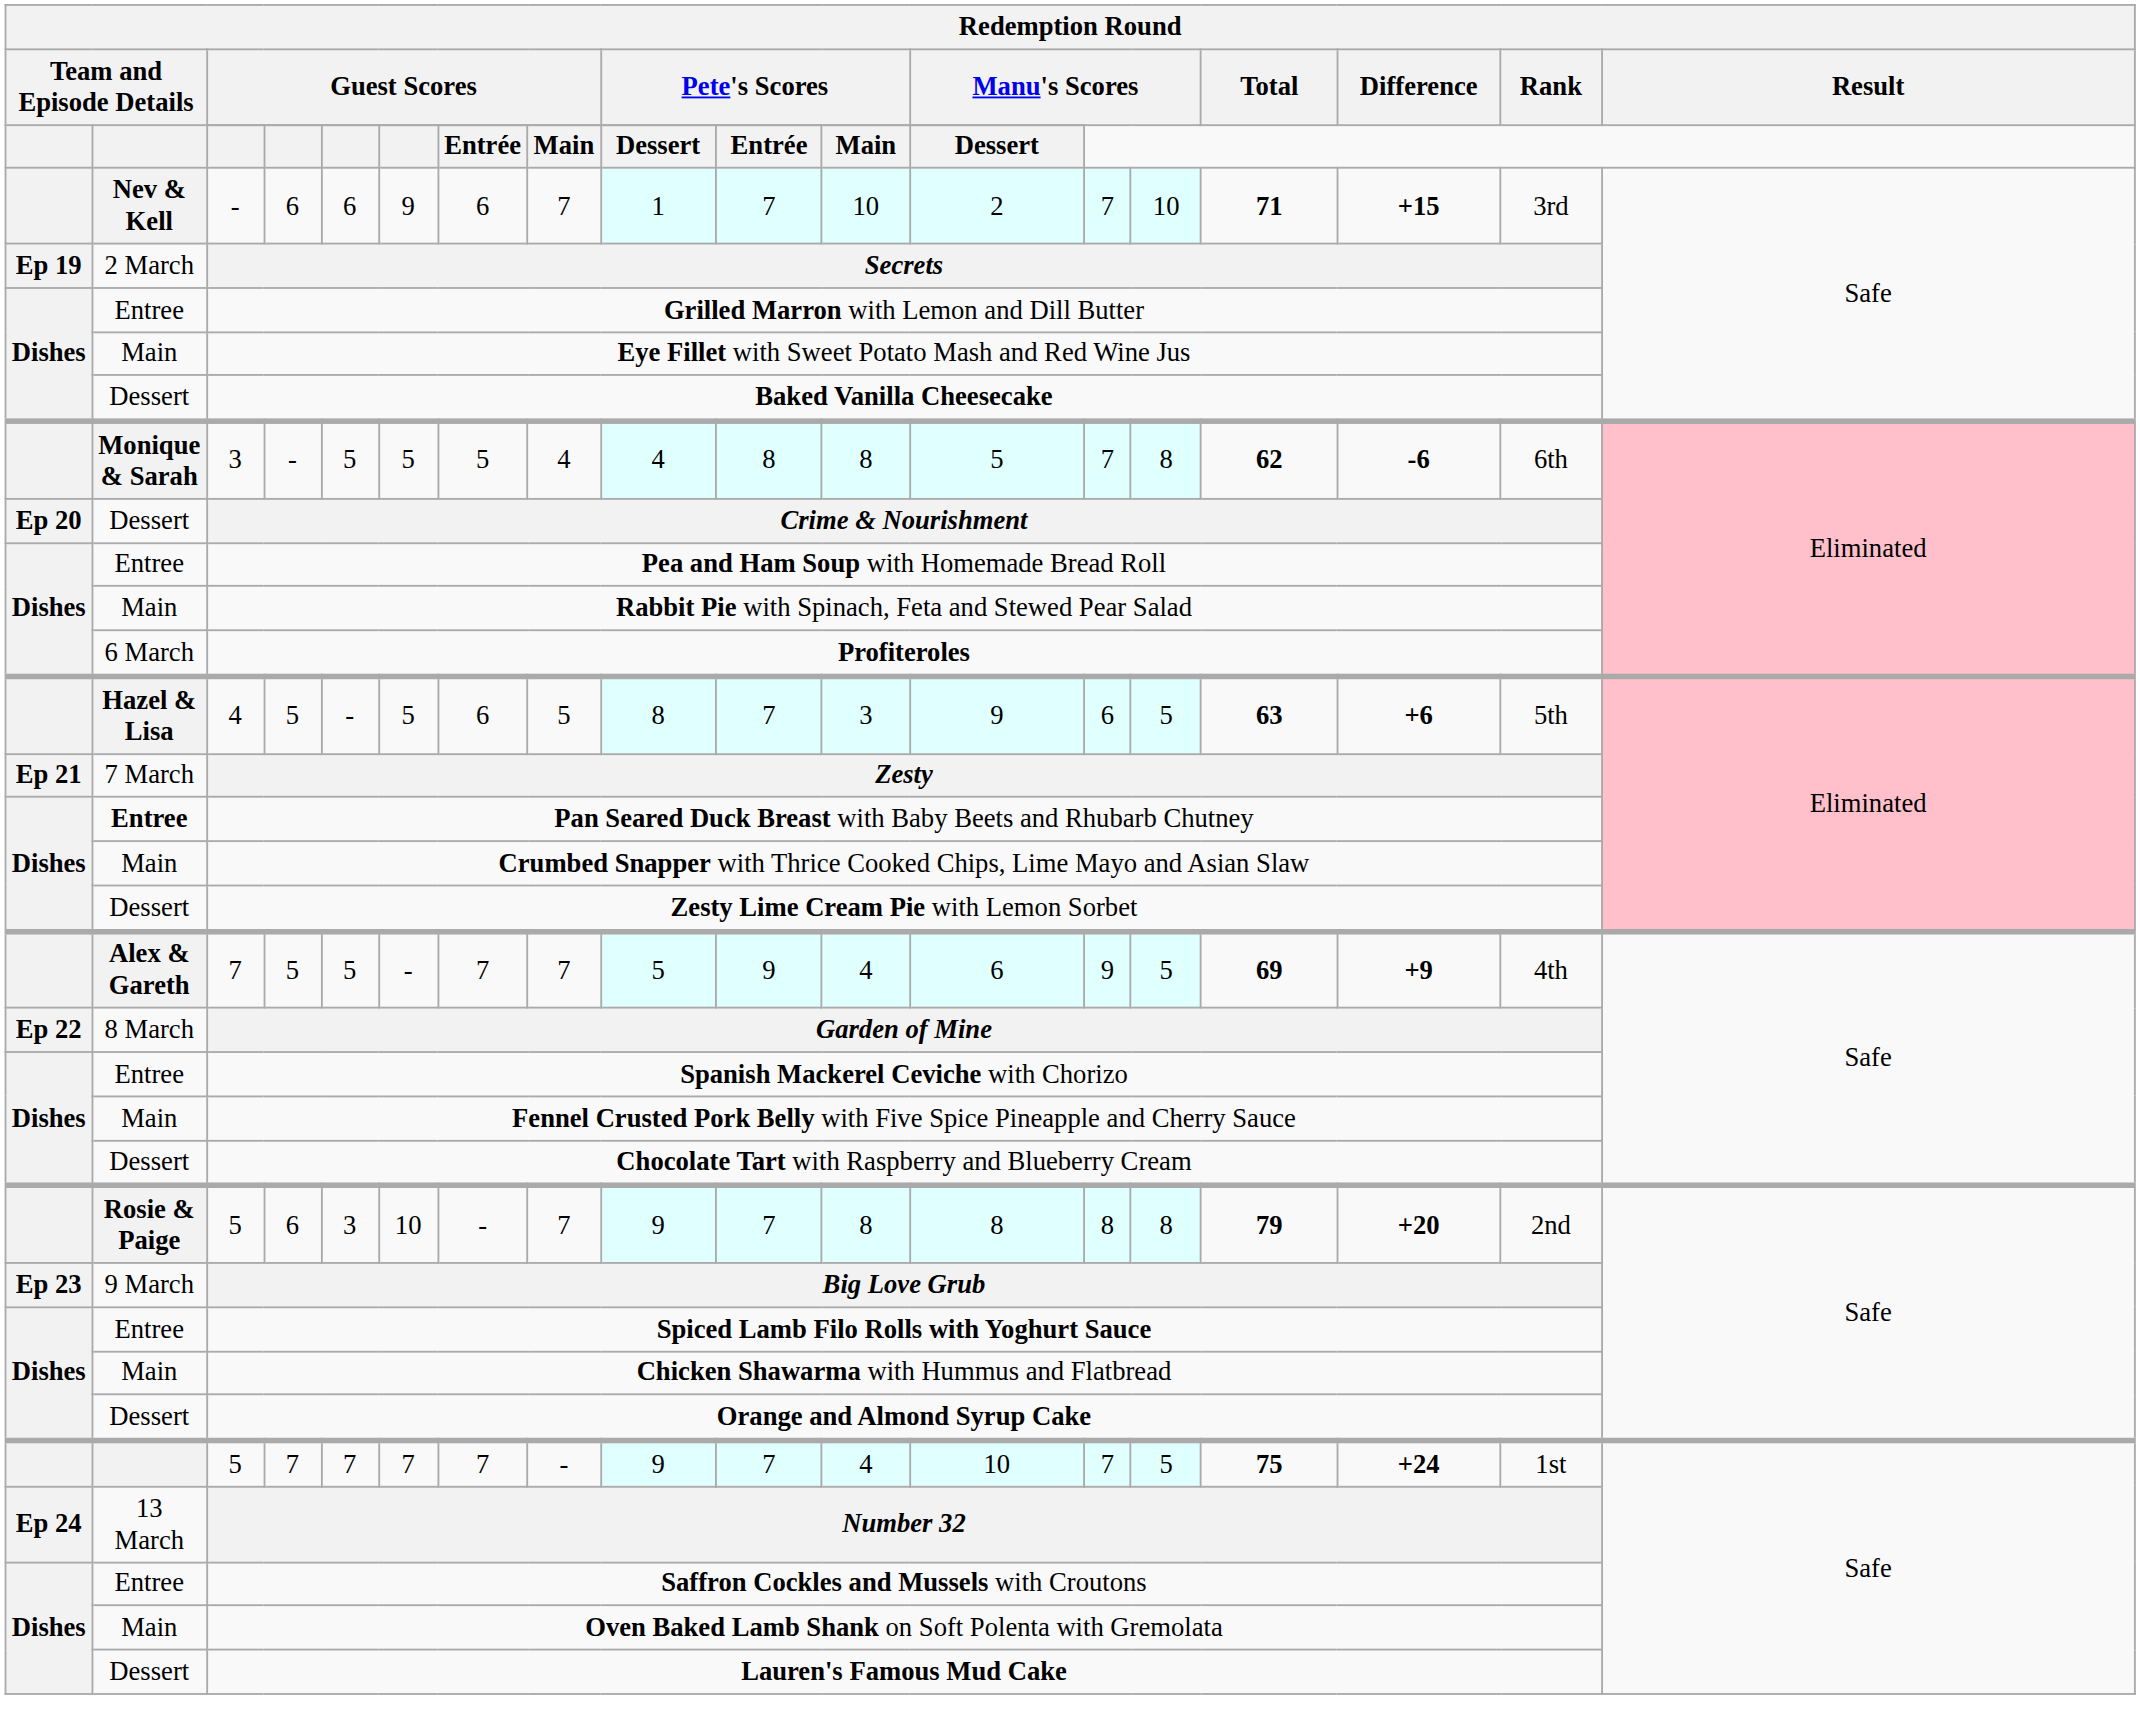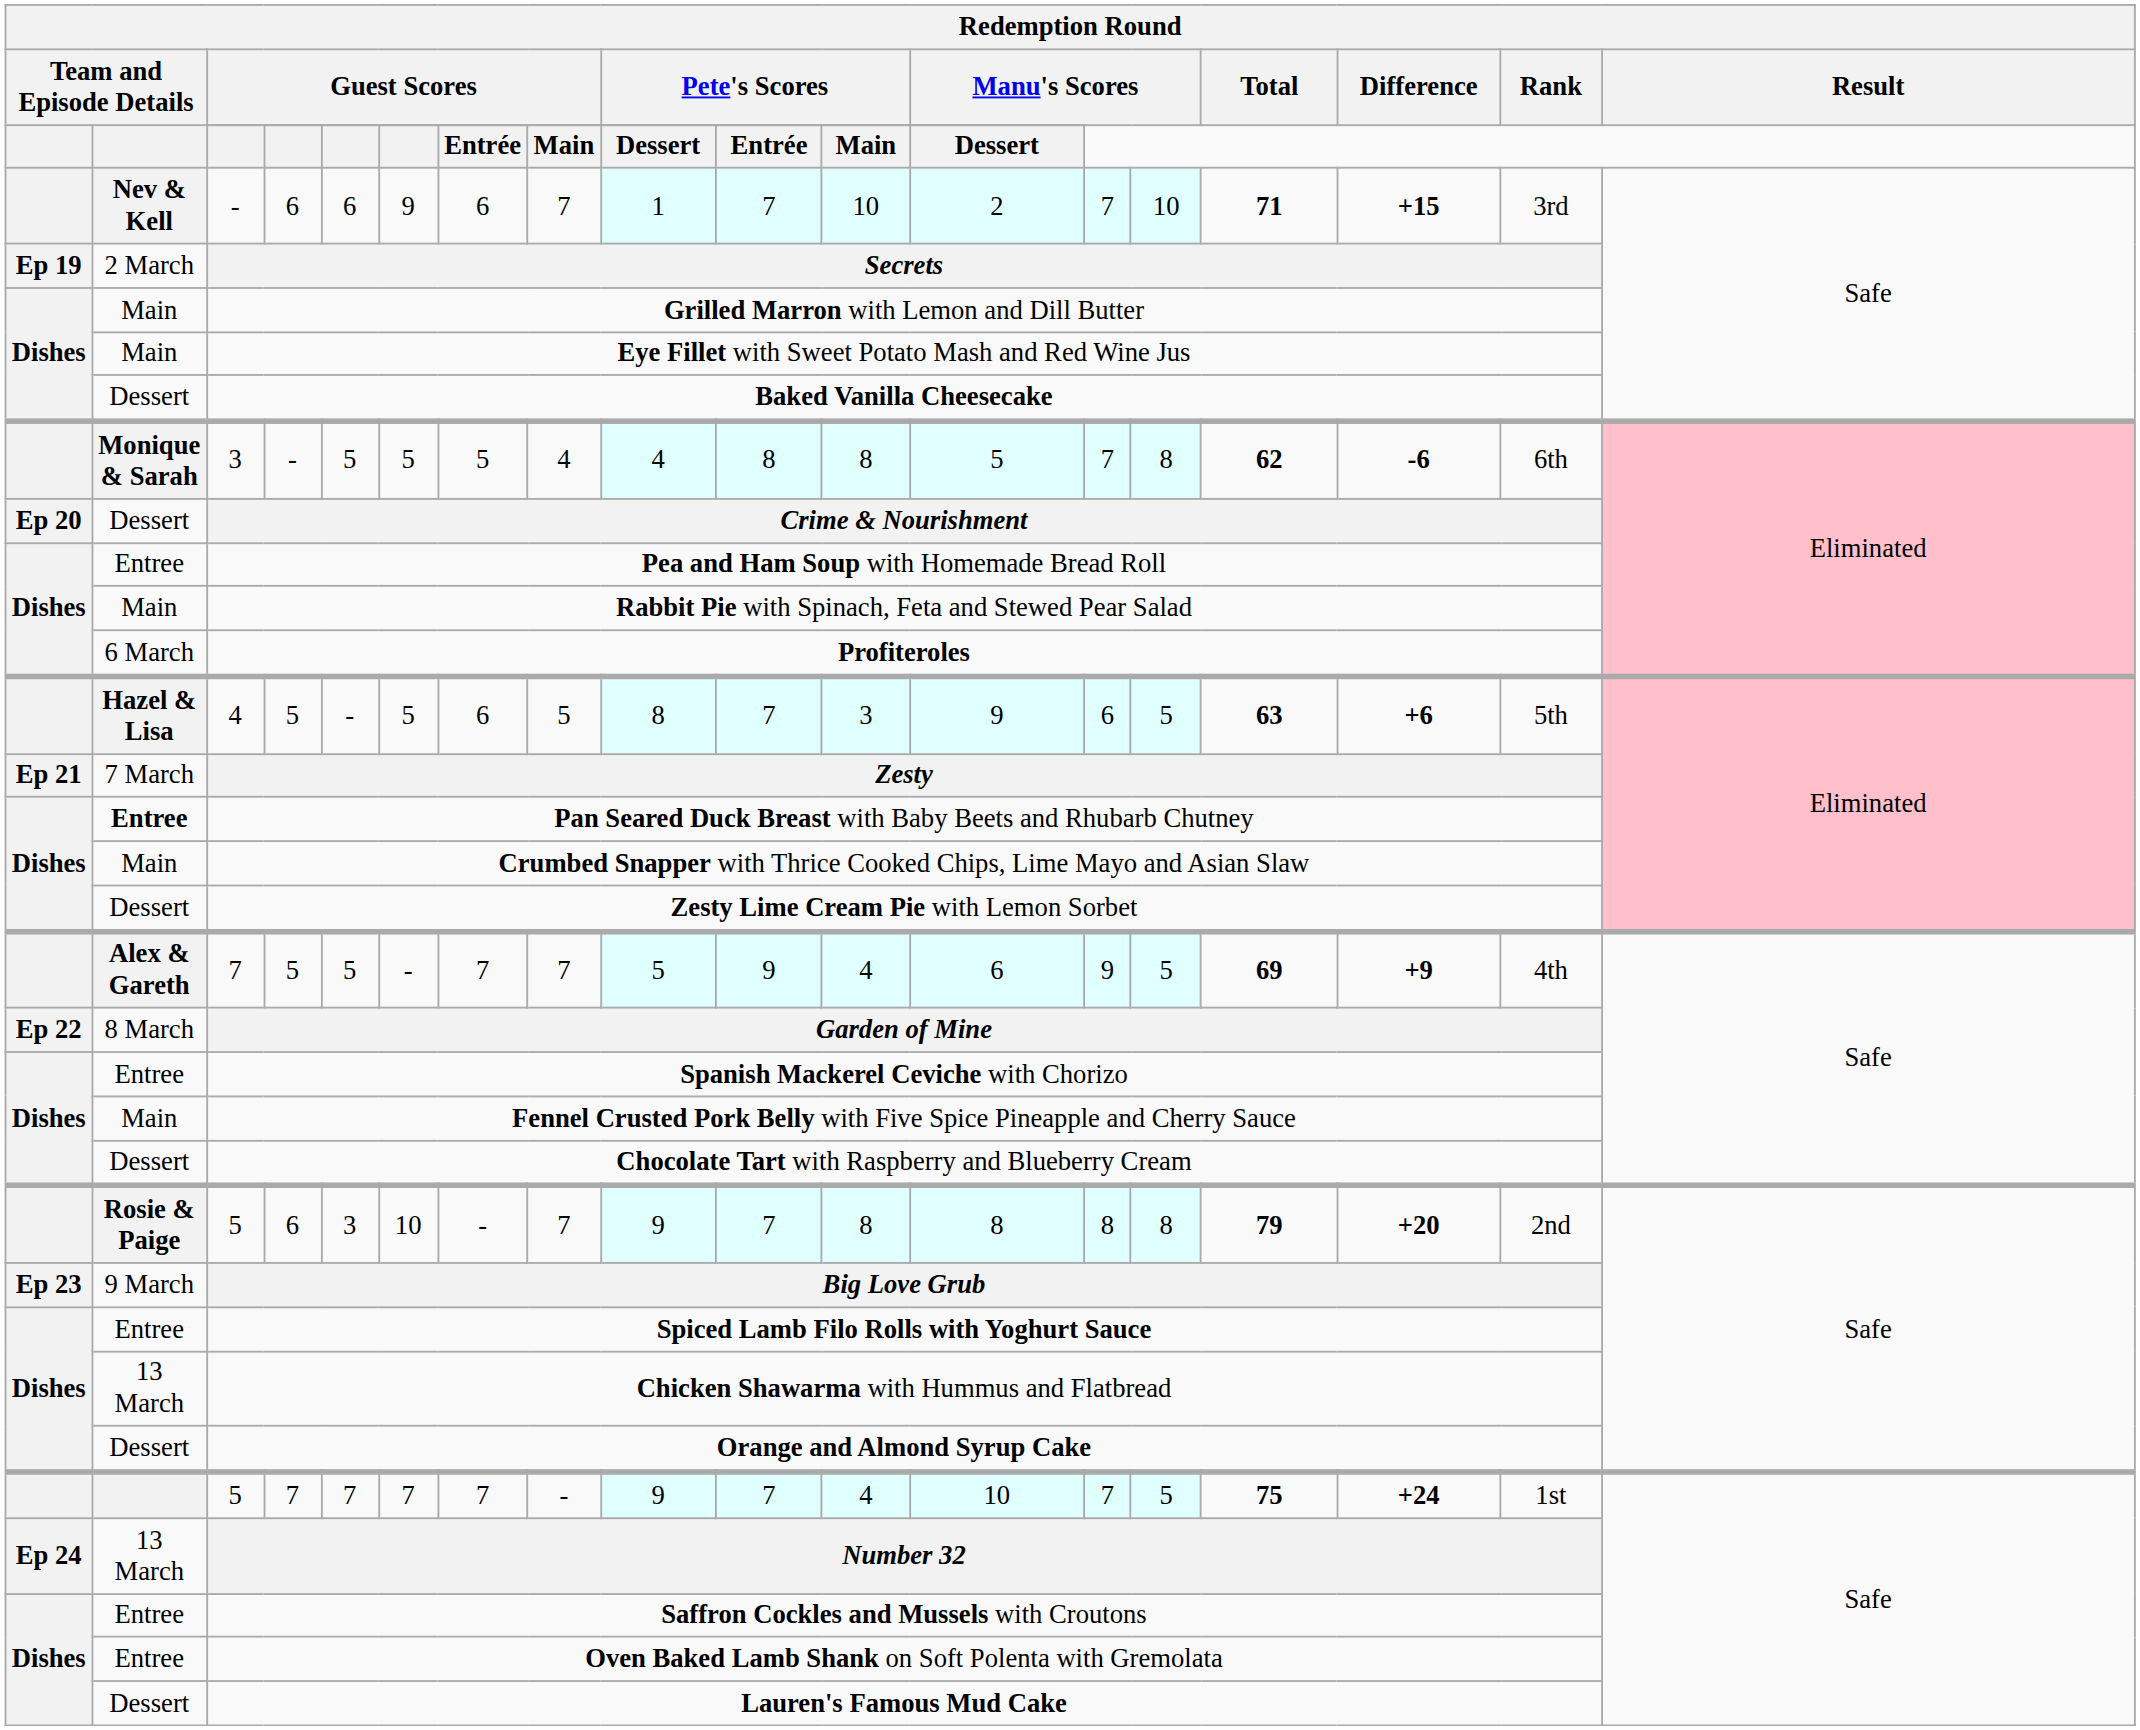(149, 309) Entree -> (149, 309) Main
(149, 1372) Main -> (149, 1388) 13 March
(149, 1627) Main -> (149, 1659) Entree
